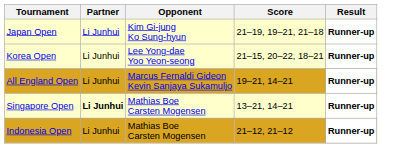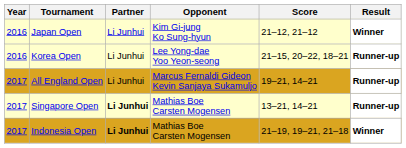+ column: (17, 12)
(280, 32) 21–19, 19–21, 21–18 -> (289, 32) 21–12, 21–12
(351, 32) Runner-up -> (368, 32) Winner
(101, 131) normal -> (128, 131) bold
(265, 131) 21–12, 21–12 -> (305, 131) 21–19, 19–21, 21–18
(351, 131) Runner-up -> (368, 131) Winner
